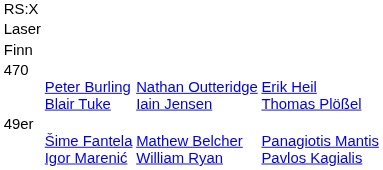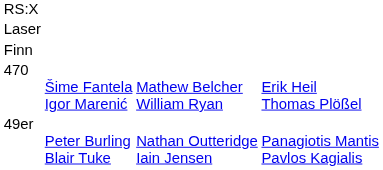(88, 95) Peter Burling Blair Tuke -> (89, 95) Šime Fantela Igor Marenić
(197, 95) Nathan Outteridge Iain Jensen -> (189, 95) Mathew Belcher William Ryan
(89, 149) Šime Fantela Igor Marenić -> (88, 149) Peter Burling Blair Tuke
(189, 149) Mathew Belcher William Ryan -> (197, 149) Nathan Outteridge Iain Jensen
